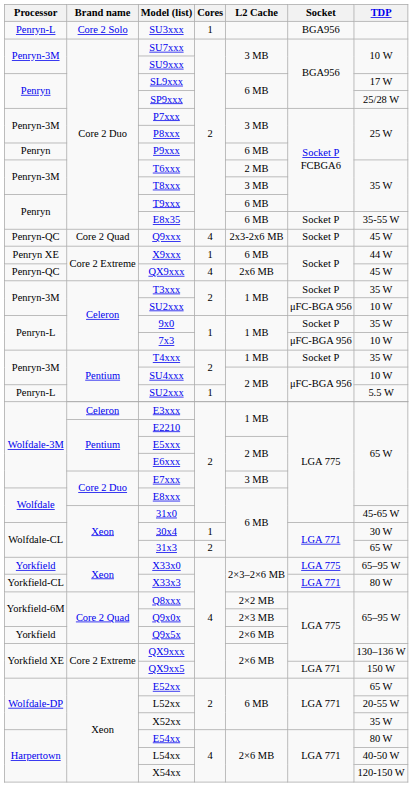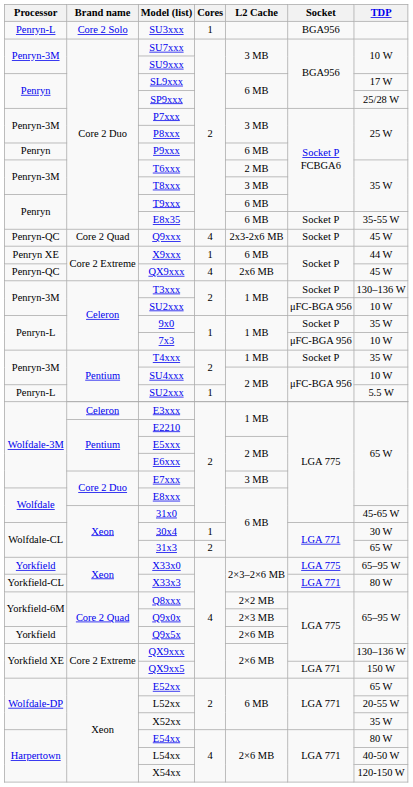(381, 289) 35 W -> (381, 289) 130–136 W
